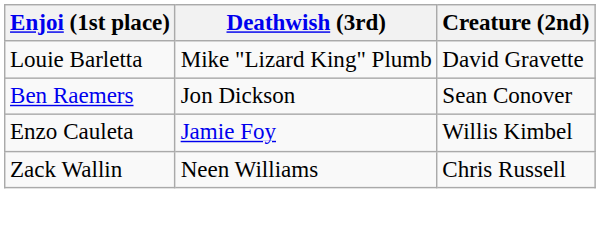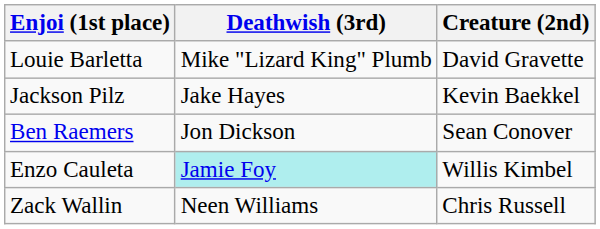+ row: (67, 95)
(228, 132) no background -> (228, 168) paleturquoise background
